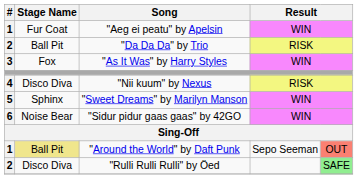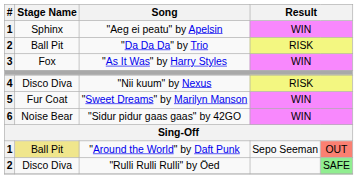(47, 29) Fur Coat -> (47, 29) Sphinx
(47, 100) Sphinx -> (47, 100) Fur Coat
